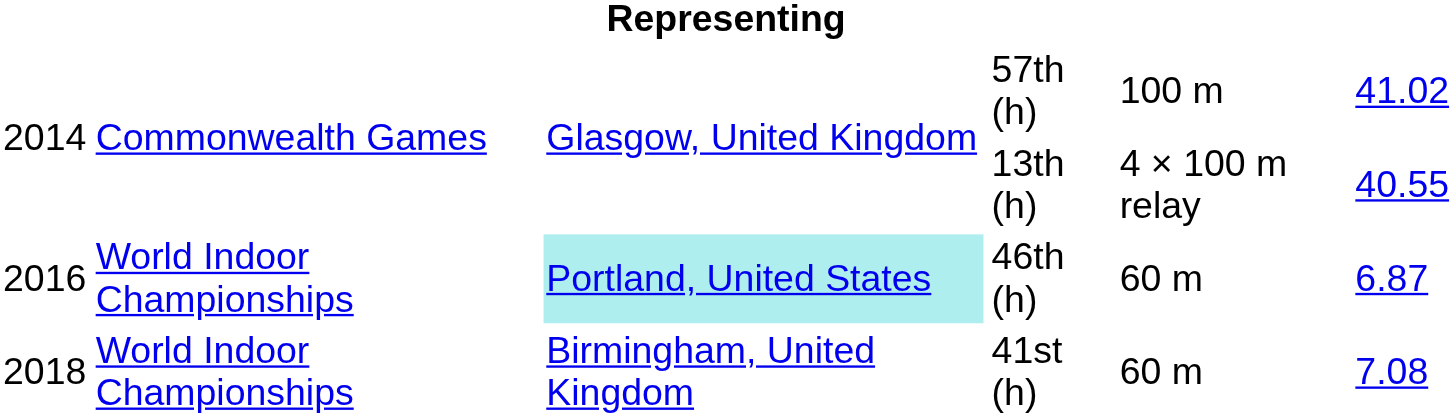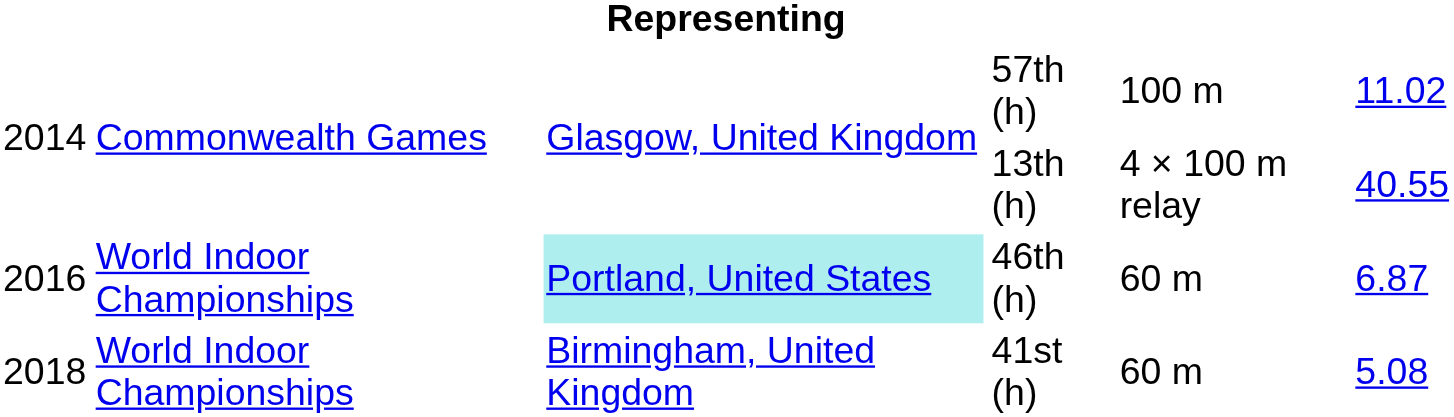(1402, 90) 41.02 -> (1401, 90) 11.02
(1392, 371) 7.08 -> (1392, 371) 5.08
